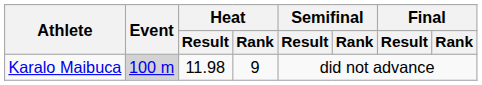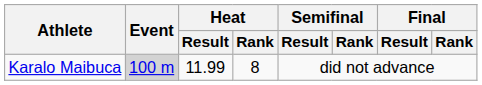(205, 68) 11.98 -> (205, 68) 11.99
(255, 68) 9 -> (255, 68) 8
